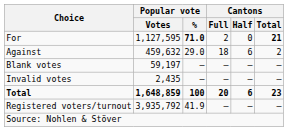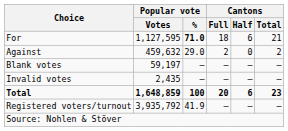(226, 38) 2 -> (224, 38) 18
(250, 38) 0 -> (250, 38) 6
(277, 38) bold -> (277, 38) normal
(224, 52) 18 -> (226, 52) 2
(250, 52) 6 -> (250, 52) 0
